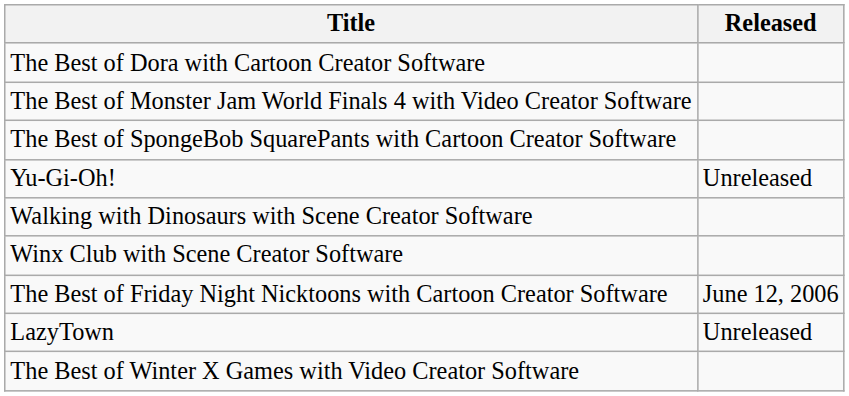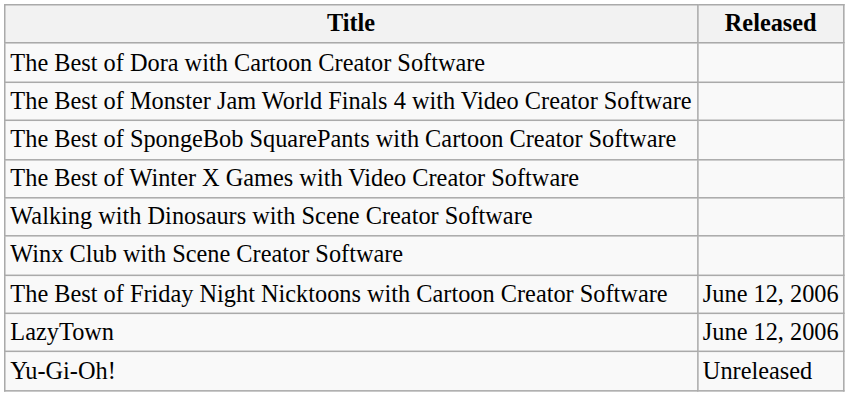rows swapped: (295, 370) <-> (63, 178)
(758, 332) Unreleased -> (771, 332) June 12, 2006
